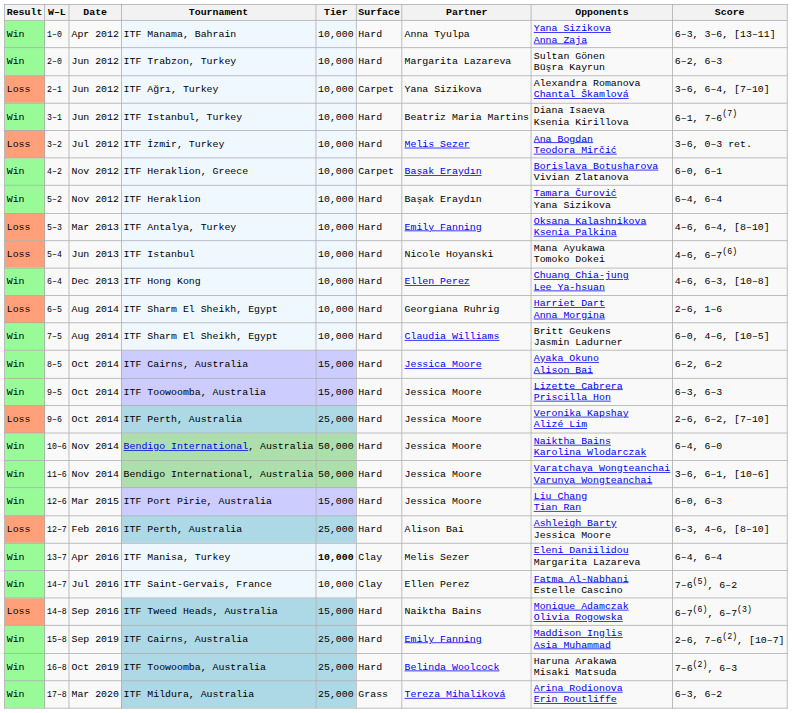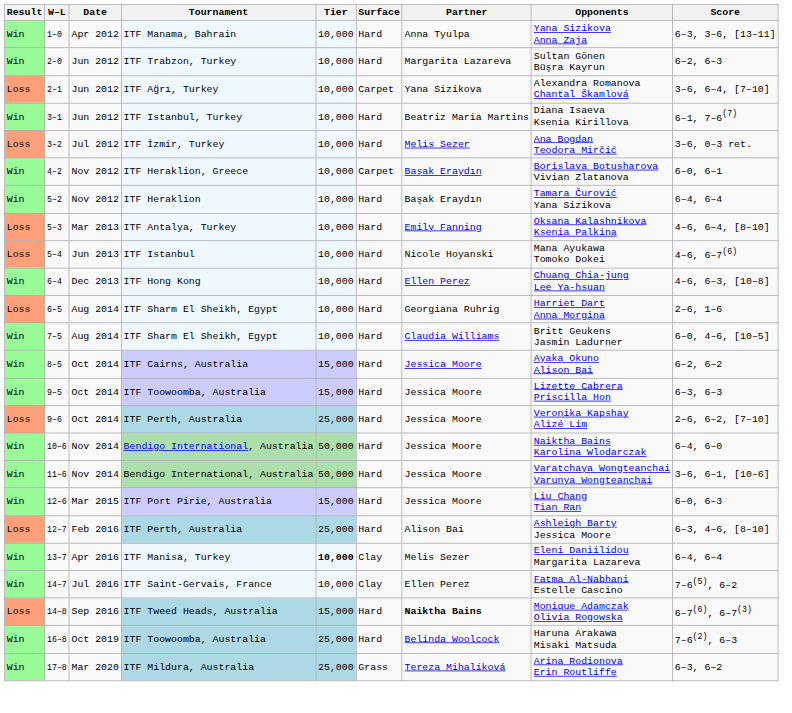(443, 612) normal -> (443, 612) bold
- row: (57, 640)
